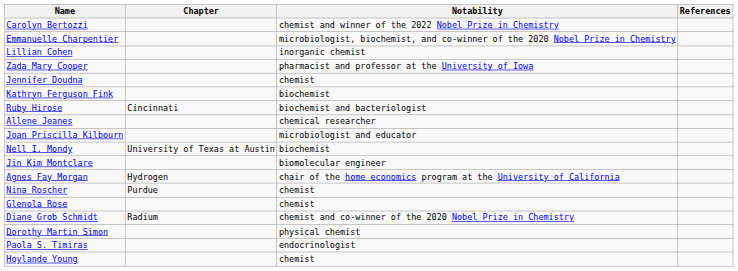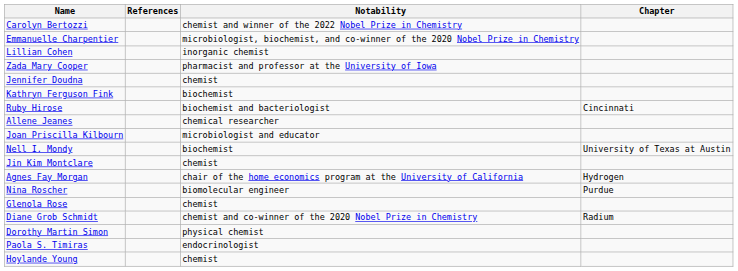columns swapped: (201, 11) <-> (705, 11)
(332, 163) biomolecular engineer -> (200, 163) chemist
(297, 190) chemist -> (236, 190) biomolecular engineer
